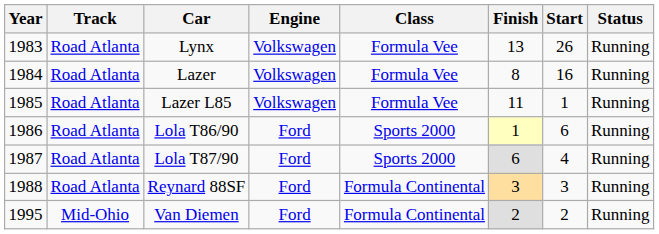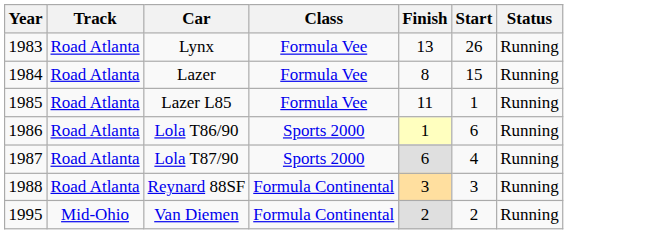- column: (295, 18)
(565, 74) 16 -> (474, 74) 15
